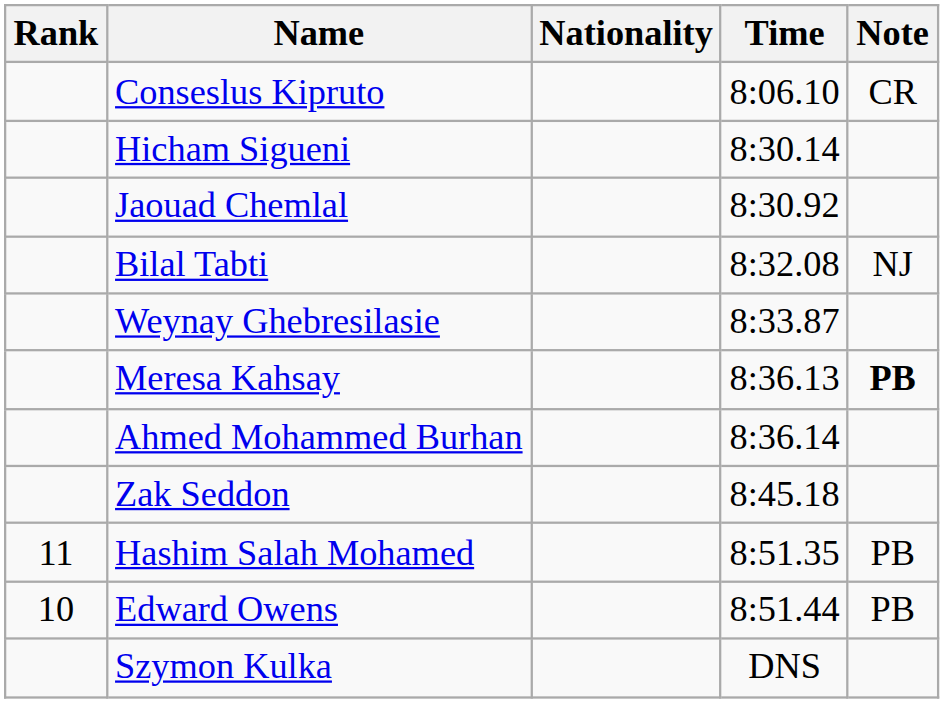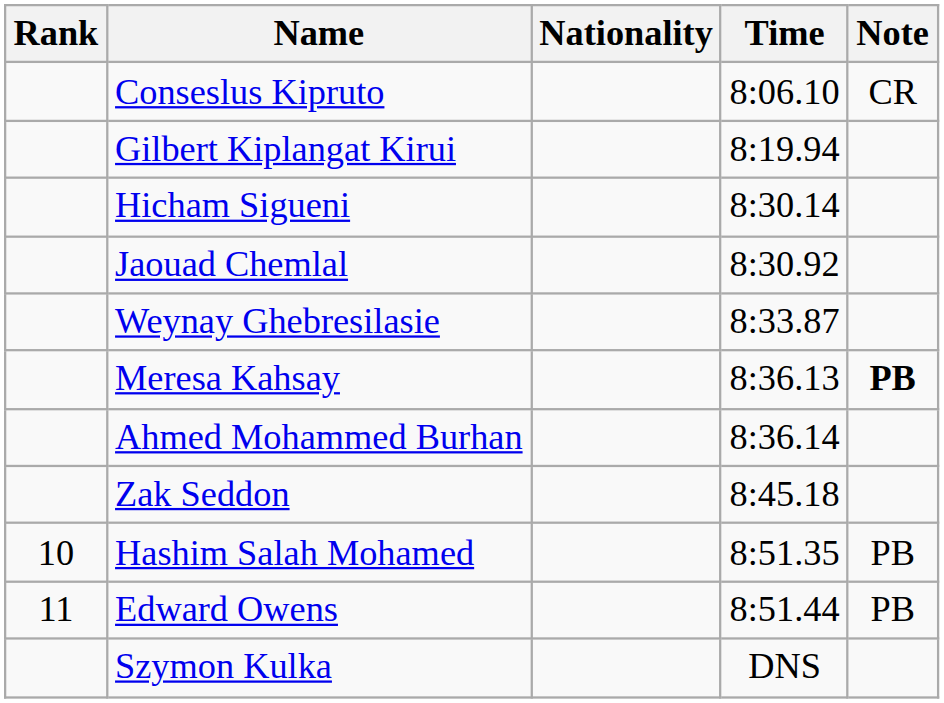+ row: (286, 148)
- row: (192, 263)
(56, 551) 11 -> (56, 551) 10
(56, 609) 10 -> (56, 609) 11
